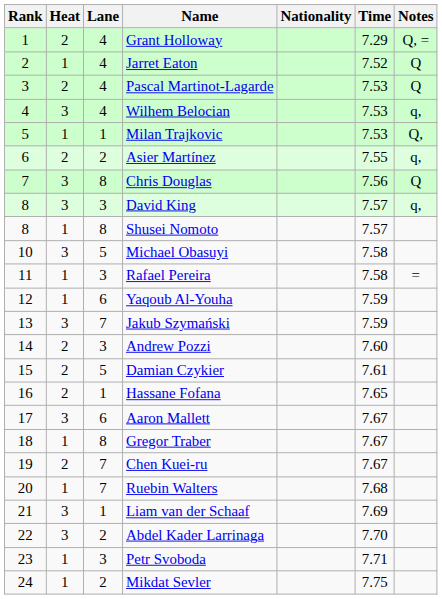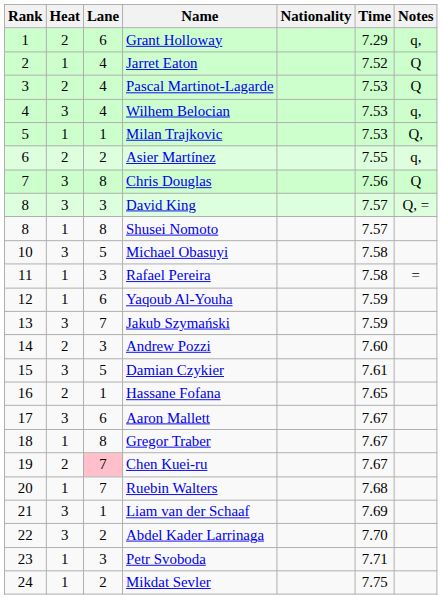(103, 39) 4 -> (103, 39) 6
(416, 39) Q, = -> (416, 39) q,
(416, 205) q, -> (416, 205) Q, =
(65, 370) 2 -> (65, 370) 3
(103, 464) no background -> (103, 464) pink background
